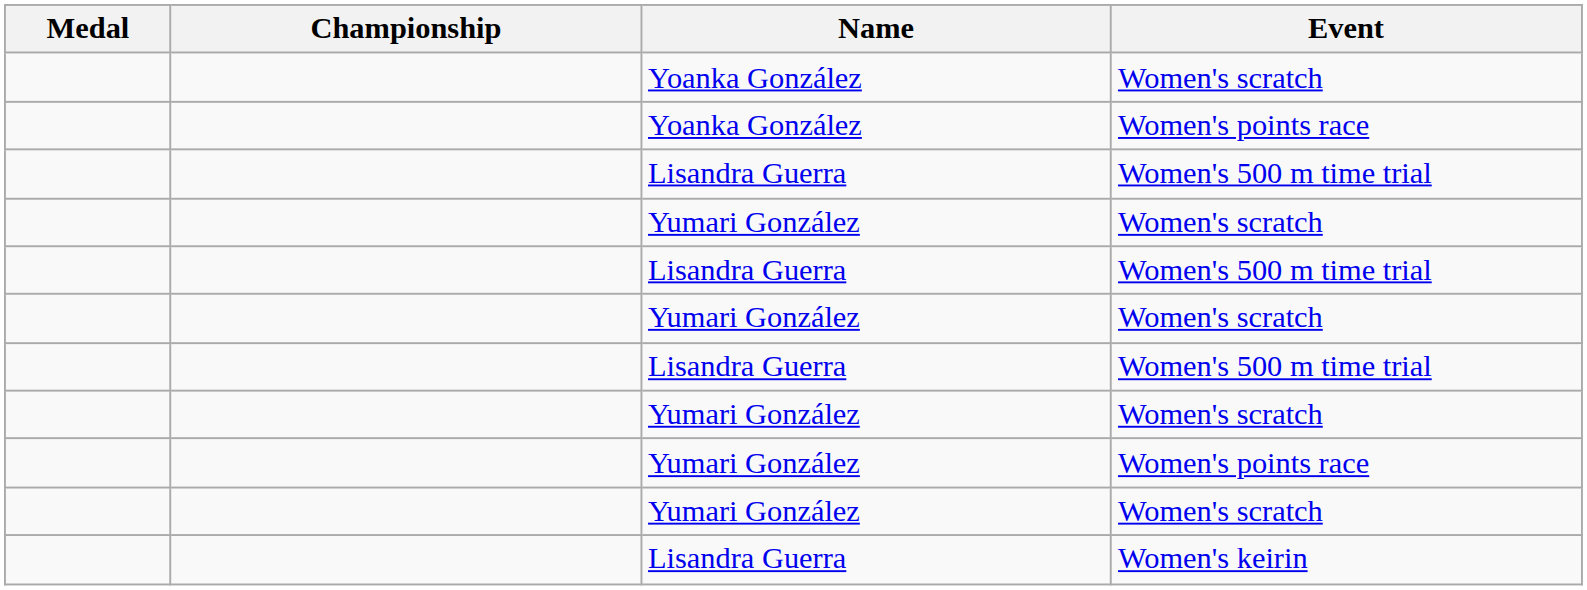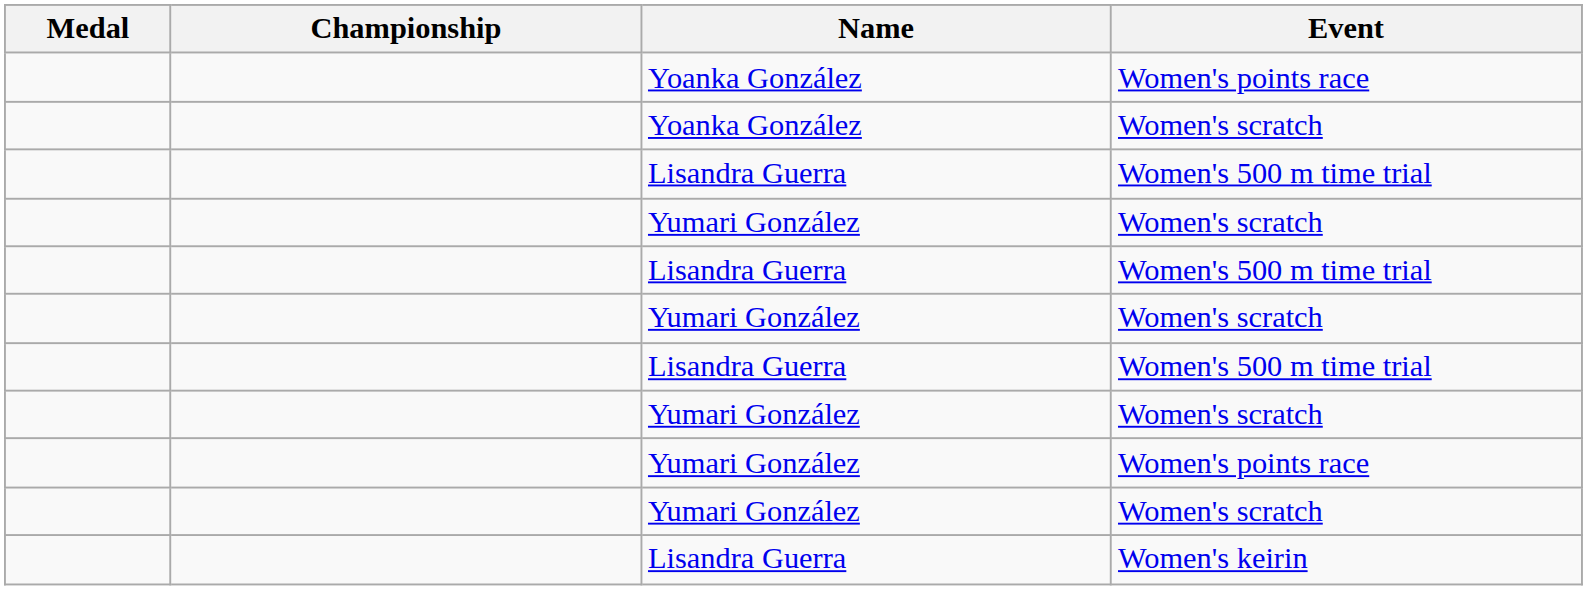rows swapped: (755, 125) <-> (755, 76)
